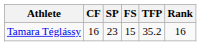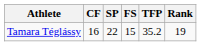(112, 31) 23 -> (112, 31) 22
(180, 31) 16 -> (180, 31) 19
